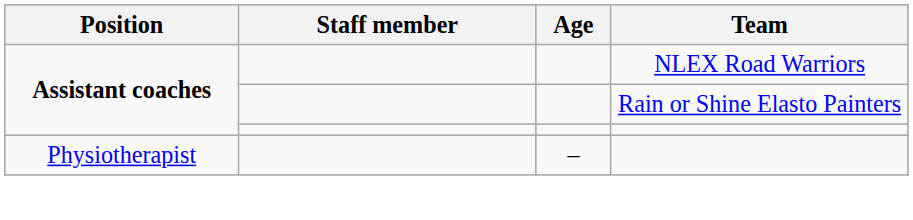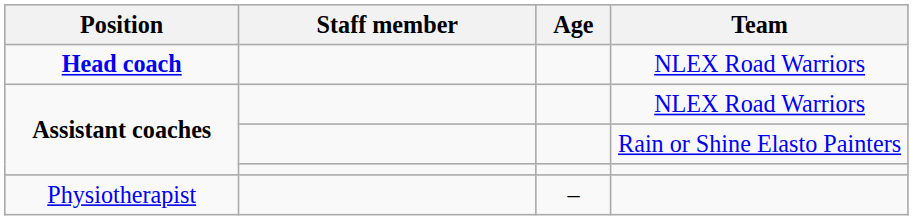+ row: (122, 64)
